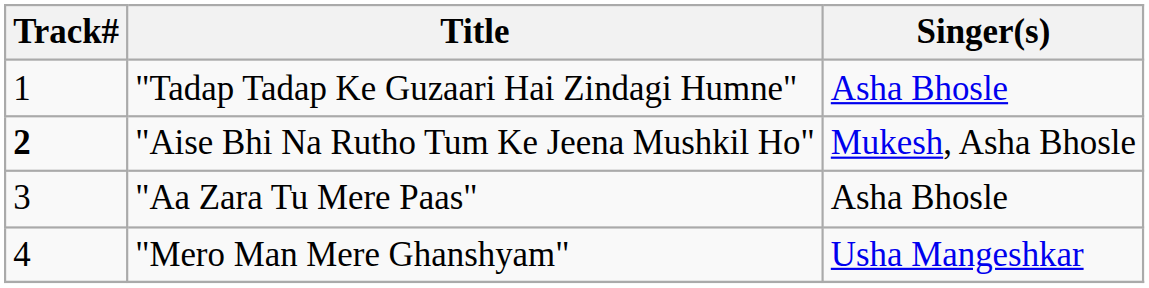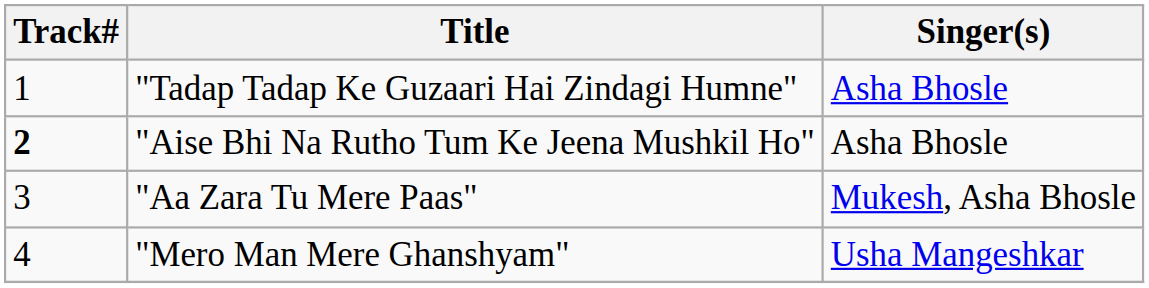(983, 142) Mukesh, Asha Bhosle -> (919, 142) Asha Bhosle
(919, 198) Asha Bhosle -> (983, 198) Mukesh, Asha Bhosle
